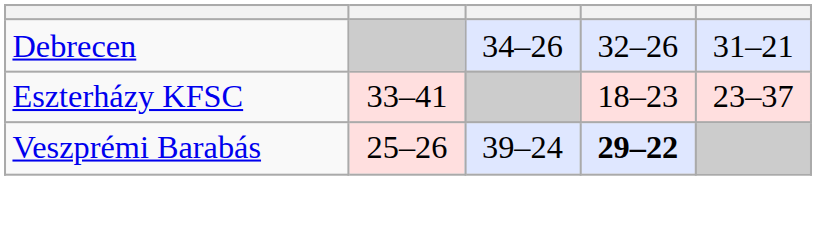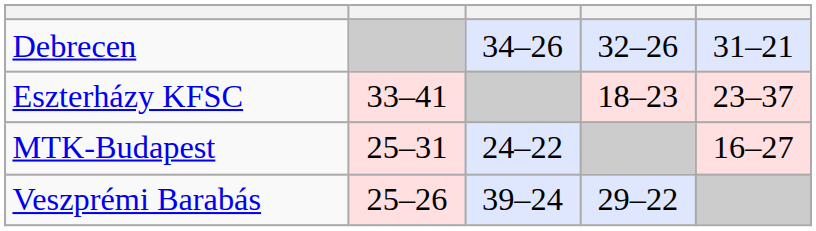+ row: (114, 147)
(638, 147) bold -> (638, 198) normal
